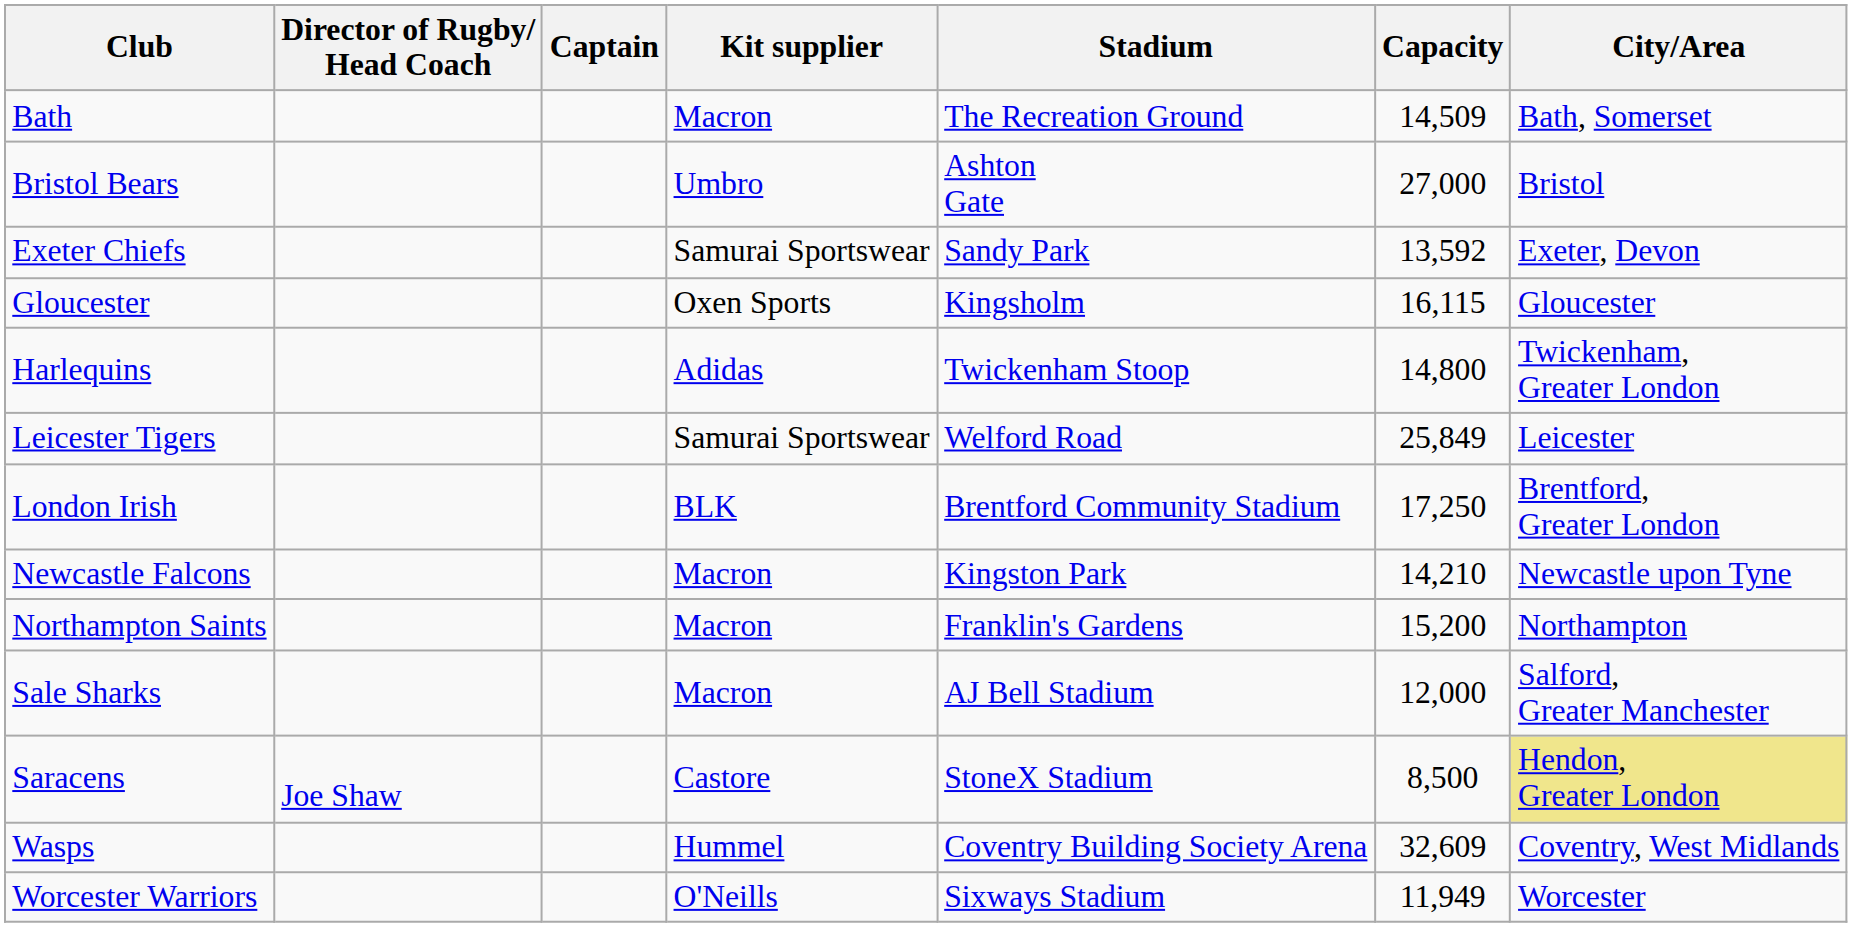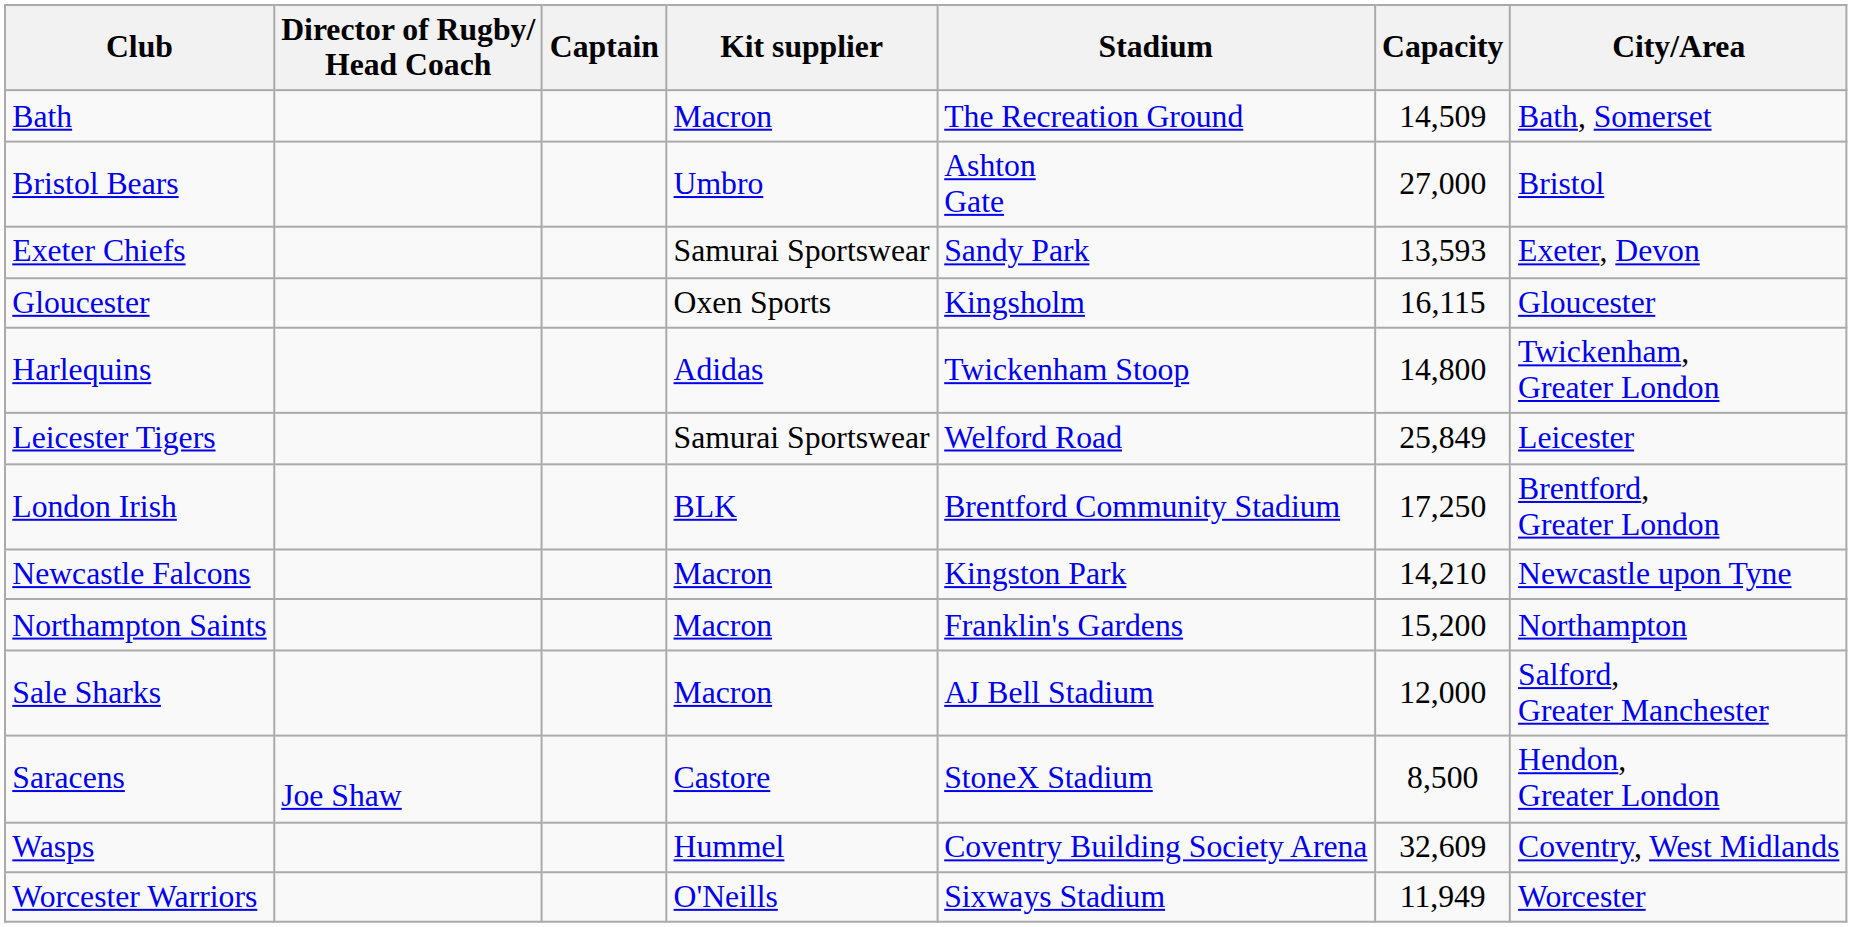(1443, 251) 13,592 -> (1443, 251) 13,593
(1619, 778) khaki background -> (1619, 778) no background
